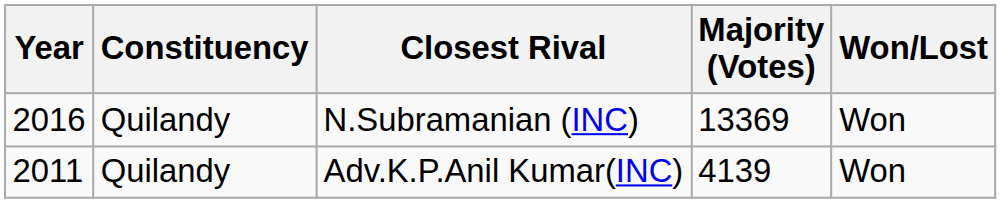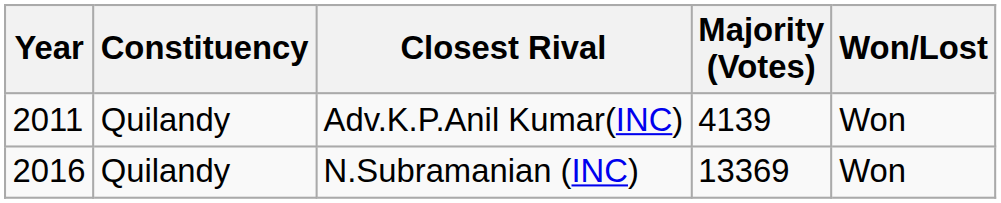rows swapped: (503, 171) <-> (481, 119)
